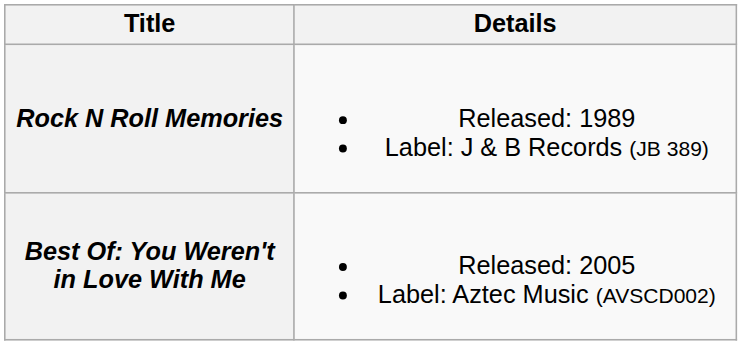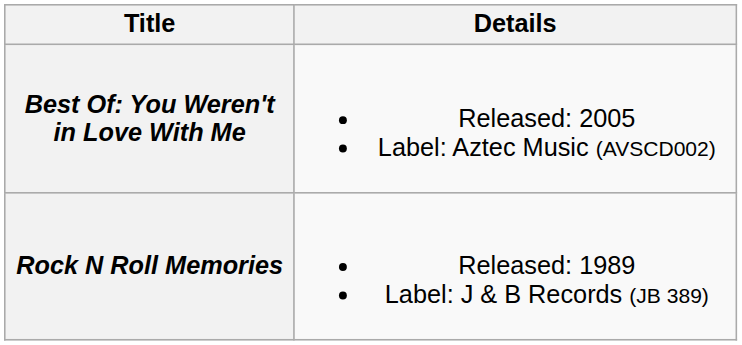rows swapped: (150, 118) <-> (150, 265)
